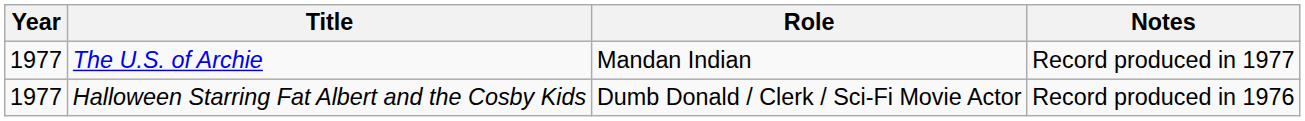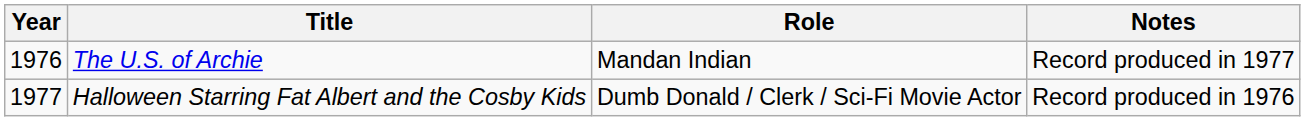(36, 60) 1977 -> (36, 60) 1976
